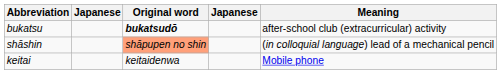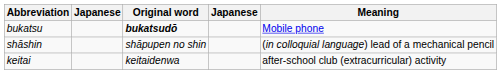(354, 28) after-school club (extracurricular) activity -> (293, 28) Mobile phone
(166, 45) lightsalmon background -> (166, 45) no background
(293, 61) Mobile phone -> (354, 61) after-school club (extracurricular) activity
